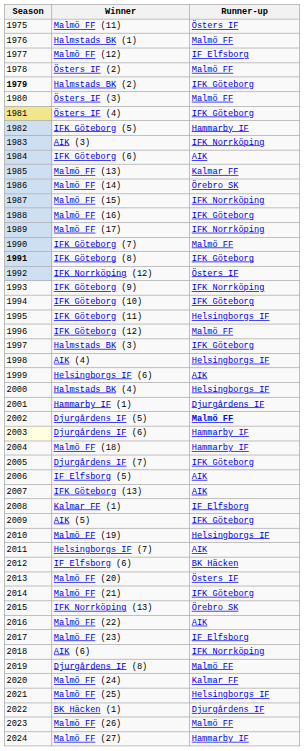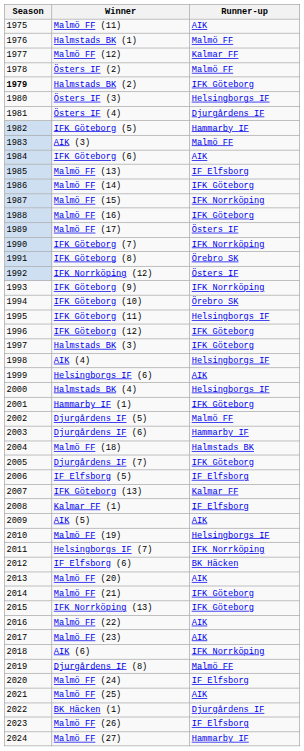(215, 26) Östers IF -> (199, 26) AIK
(220, 55) IF Elfsborg -> (215, 55) Kalmar FF
(212, 99) Malmö FF -> (231, 99) Helsingborgs IF
(17, 113) khaki background -> (17, 113) no background
(223, 113) IFK Göteborg -> (228, 113) Djurgårdens IF
(228, 142) IFK Norrköping -> (212, 142) Malmö FF
(215, 171) Kalmar FF -> (220, 171) IF Elfsborg
(215, 186) Örebro SK -> (223, 186) IFK Göteborg
(228, 230) IFK Norrköping -> (215, 230) Östers IF
(212, 244) Malmö FF -> (228, 244) IFK Norrköping
(17, 259) bold -> (17, 259) normal
(223, 259) IFK Göteborg -> (215, 259) Örebro SK
(223, 302) IFK Göteborg -> (215, 302) Örebro SK
(212, 331) Malmö FF -> (223, 331) IFK Göteborg
(228, 404) Djurgårdens IF -> (223, 404) IFK Göteborg
(212, 419) bold -> (212, 419) normal
(17, 433) lightyellow background -> (17, 433) no background
(220, 448) Hammarby IF -> (223, 448) Halmstads BK
(199, 477) AIK -> (220, 477) IF Elfsborg
(199, 491) AIK -> (215, 491) Kalmar FF
(223, 520) IFK Göteborg -> (199, 520) AIK
(199, 550) AIK -> (228, 550) IFK Norrköping
(215, 579) Östers IF -> (199, 579) AIK
(215, 608) Örebro SK -> (223, 608) IFK Göteborg
(220, 637) IF Elfsborg -> (199, 637) AIK
(215, 680) Kalmar FF -> (220, 680) IF Elfsborg
(231, 695) Helsingborgs IF -> (199, 695) AIK
(212, 724) Malmö FF -> (220, 724) IF Elfsborg
